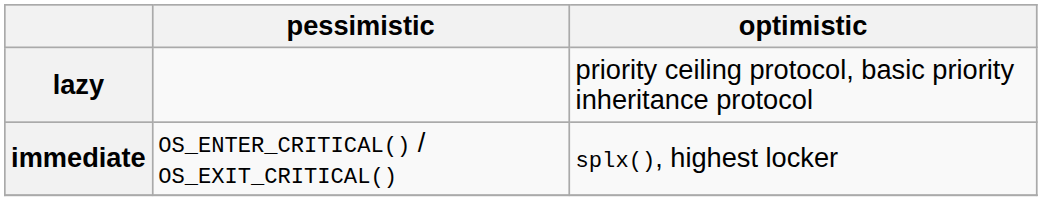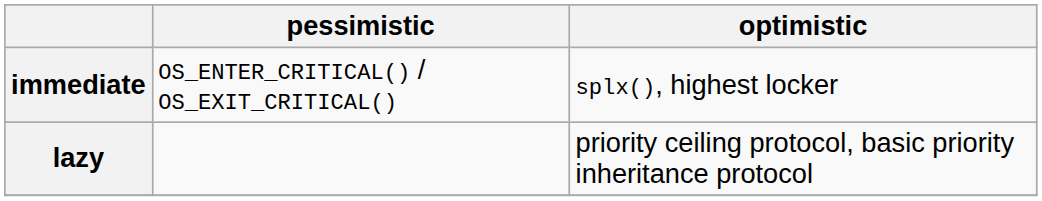rows swapped: (78, 158) <-> (78, 84)
